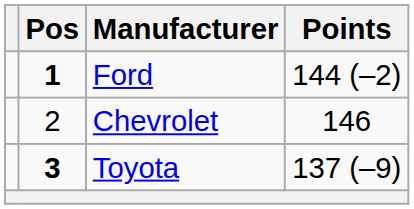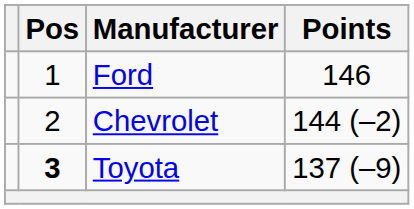(52, 75) bold -> (52, 75) normal
(347, 75) 144 (–2) -> (347, 75) 146
(347, 121) 146 -> (347, 121) 144 (–2)
